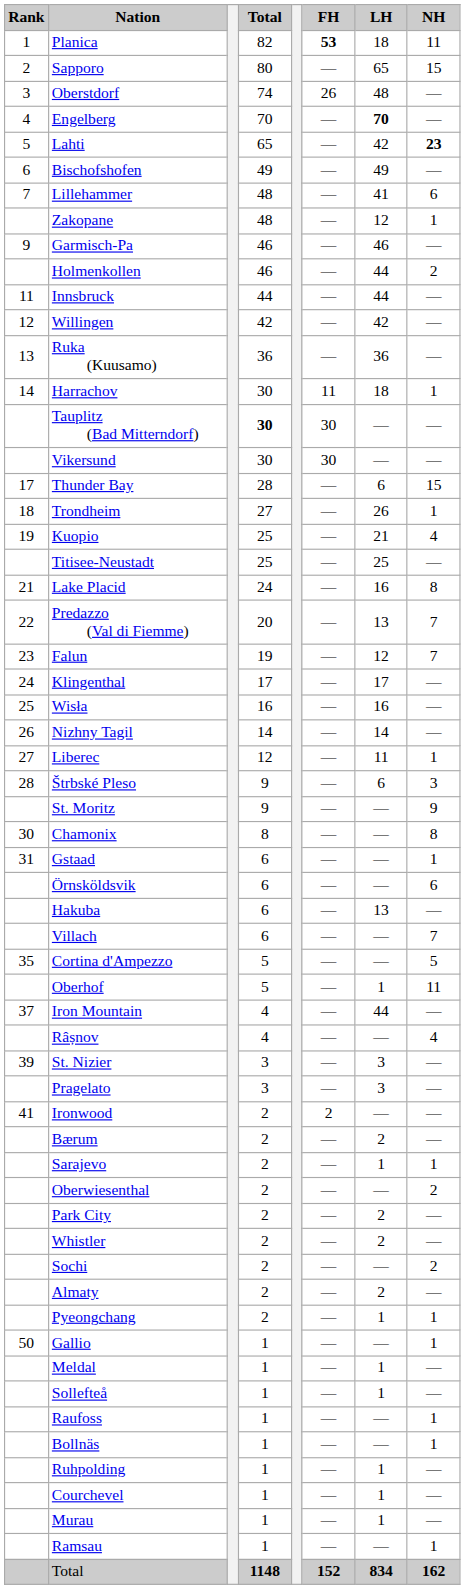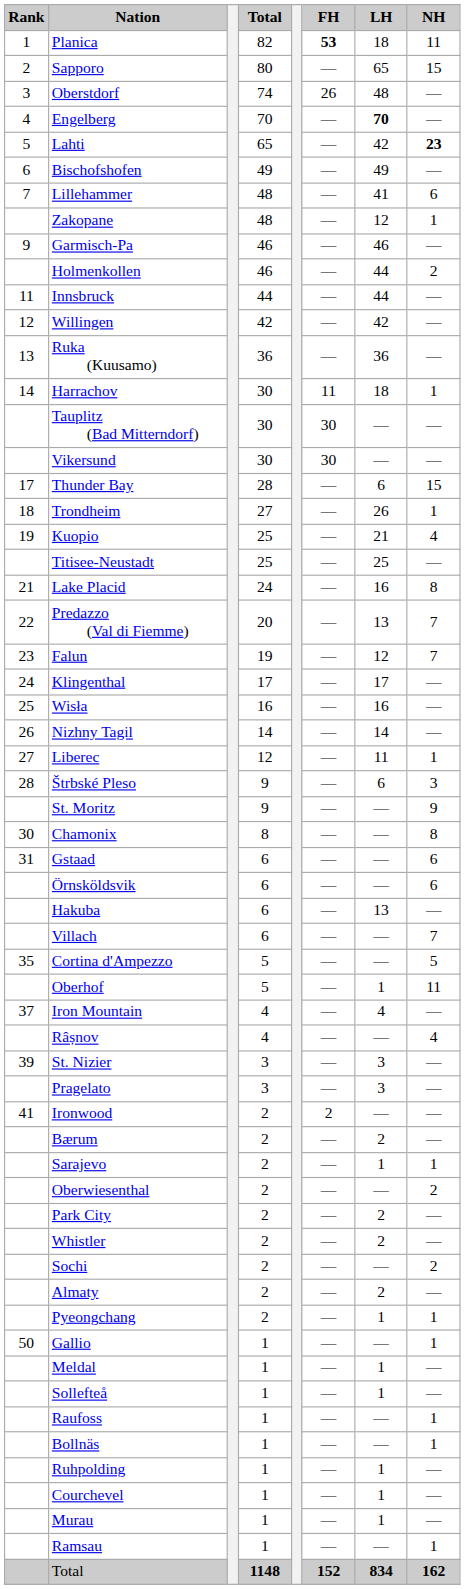(265, 425) bold -> (265, 425) normal
(434, 859) 1 -> (434, 859) 6
(381, 1011) 44 -> (381, 1011) 4
